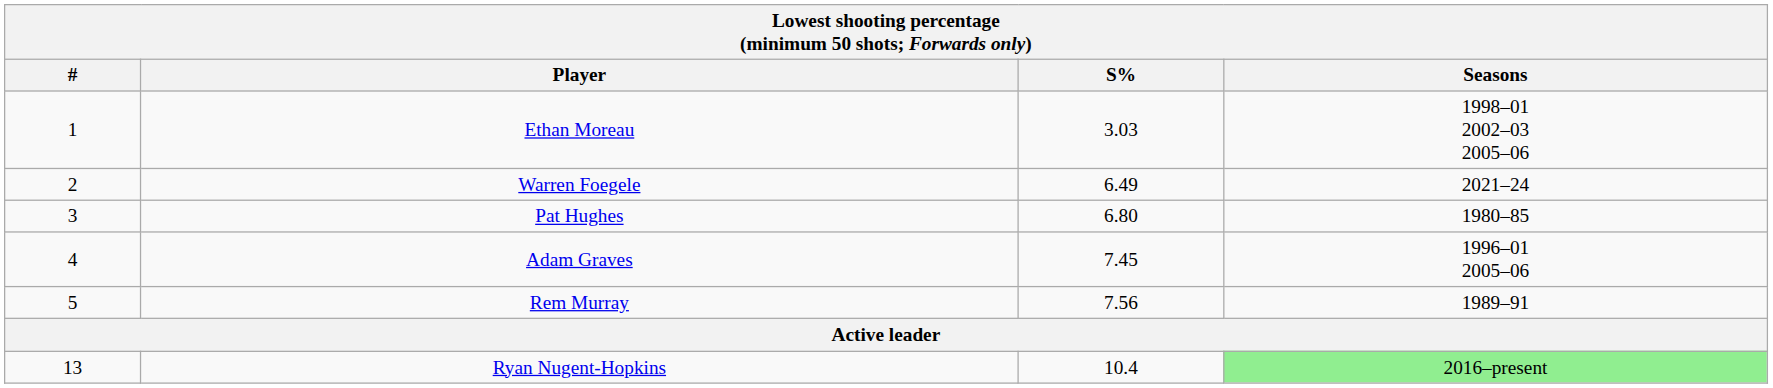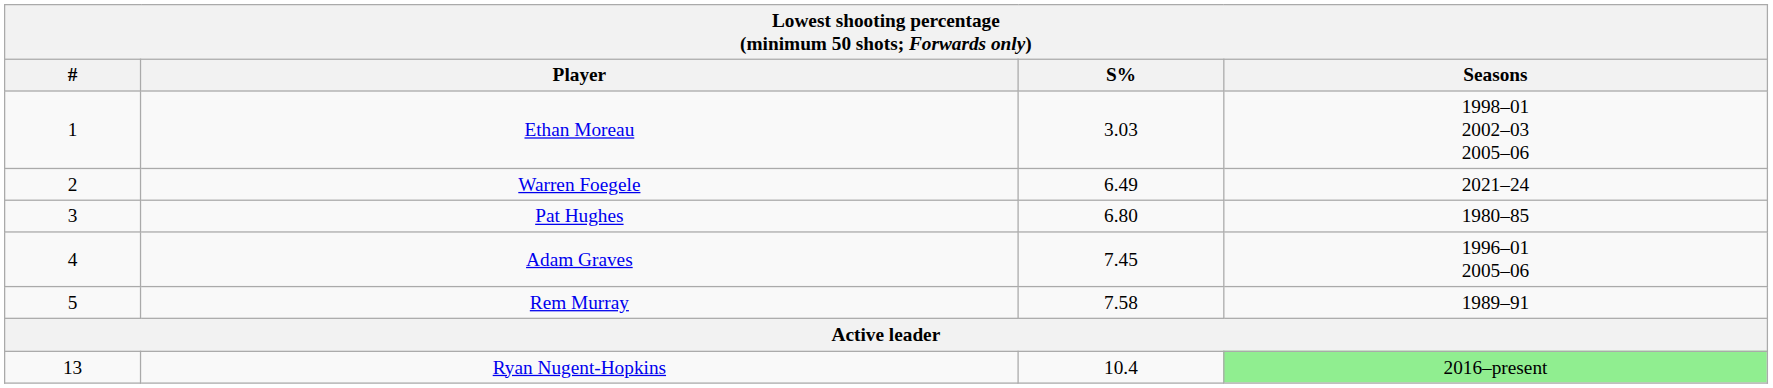(1121, 303) 7.56 -> (1121, 303) 7.58
